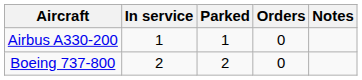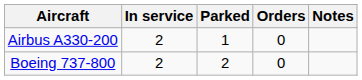(159, 39) 1 -> (159, 39) 2
